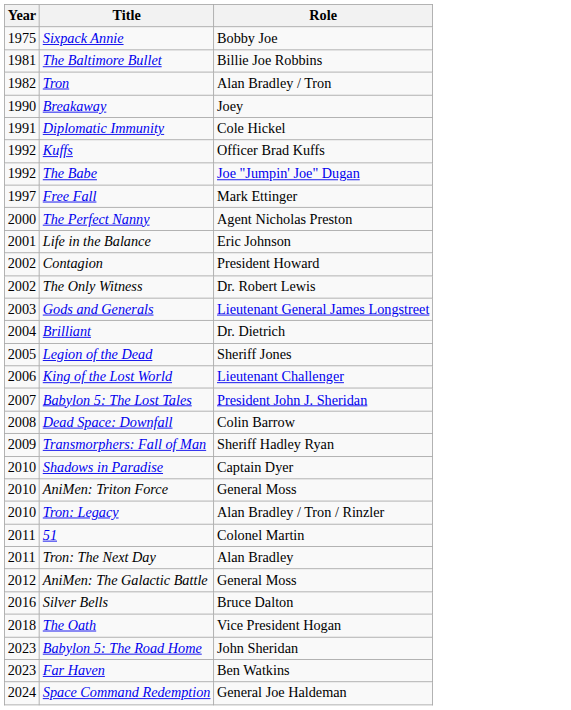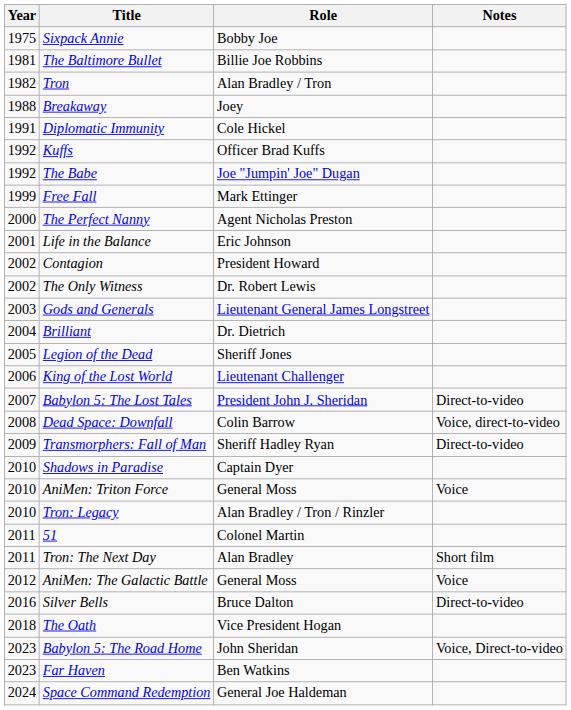+ column: (499, 15)
(22, 106) 1990 -> (22, 106) 1988
(22, 196) 1997 -> (22, 196) 1999
